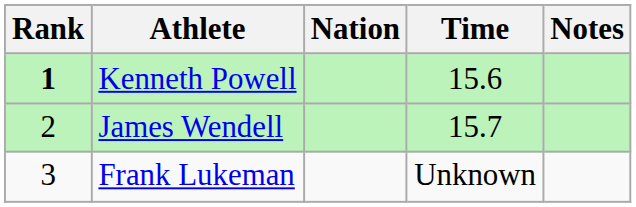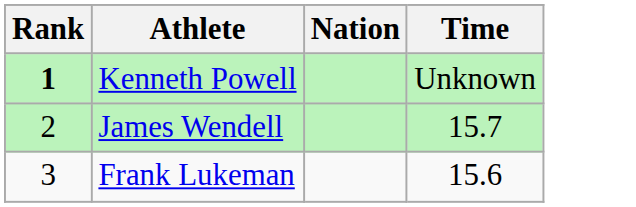- column: (587, 28)
(475, 77) 15.6 -> (475, 77) Unknown
(475, 175) Unknown -> (475, 175) 15.6
